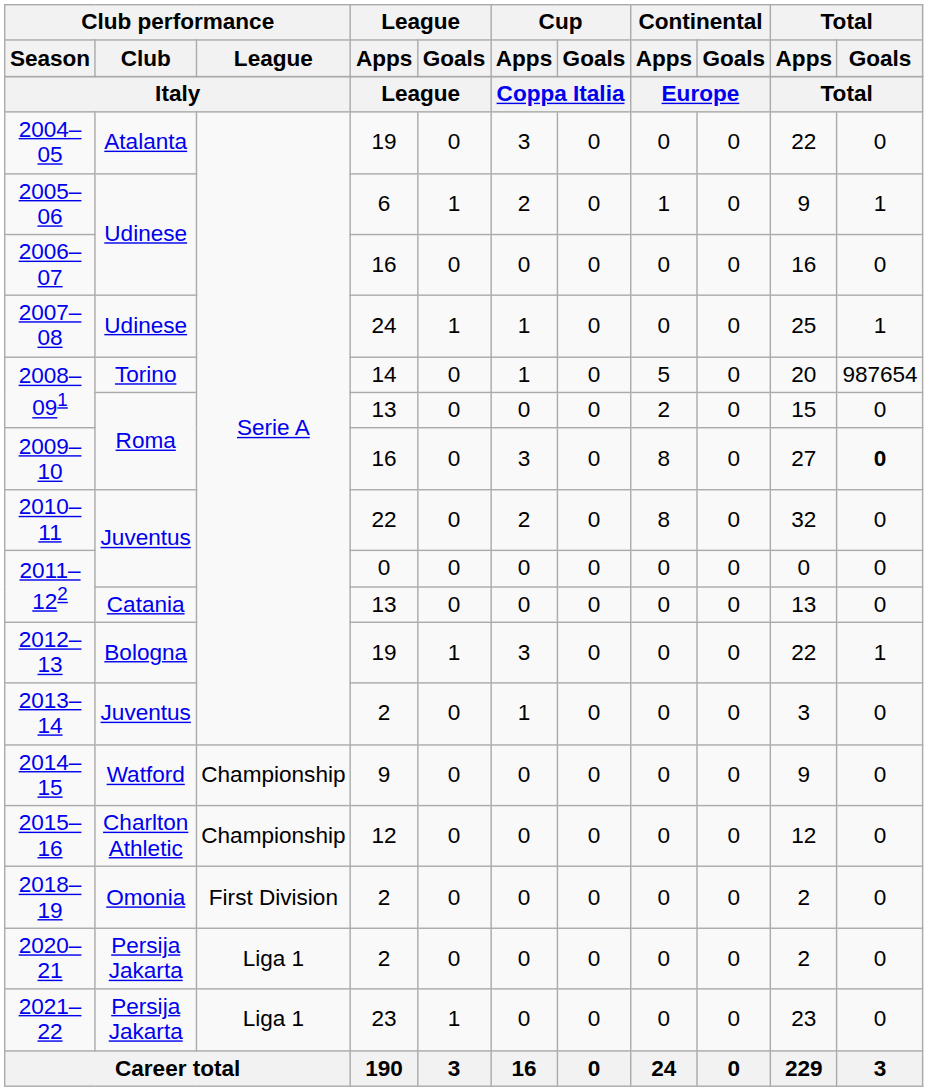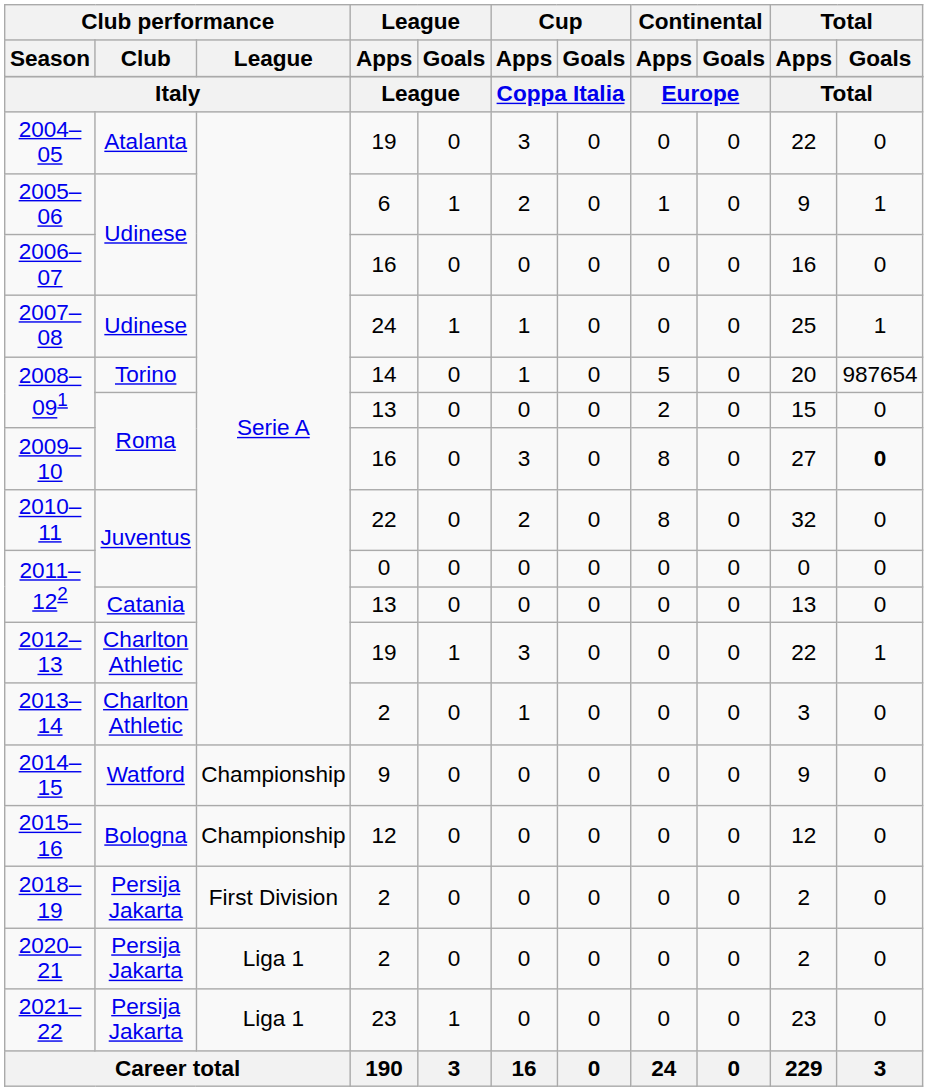(146, 652) Bologna -> (146, 652) Charlton Athletic
(146, 713) Juventus -> (146, 713) Charlton Athletic
(146, 835) Charlton Athletic -> (146, 835) Bologna
(146, 897) Omonia -> (146, 897) Persija Jakarta
